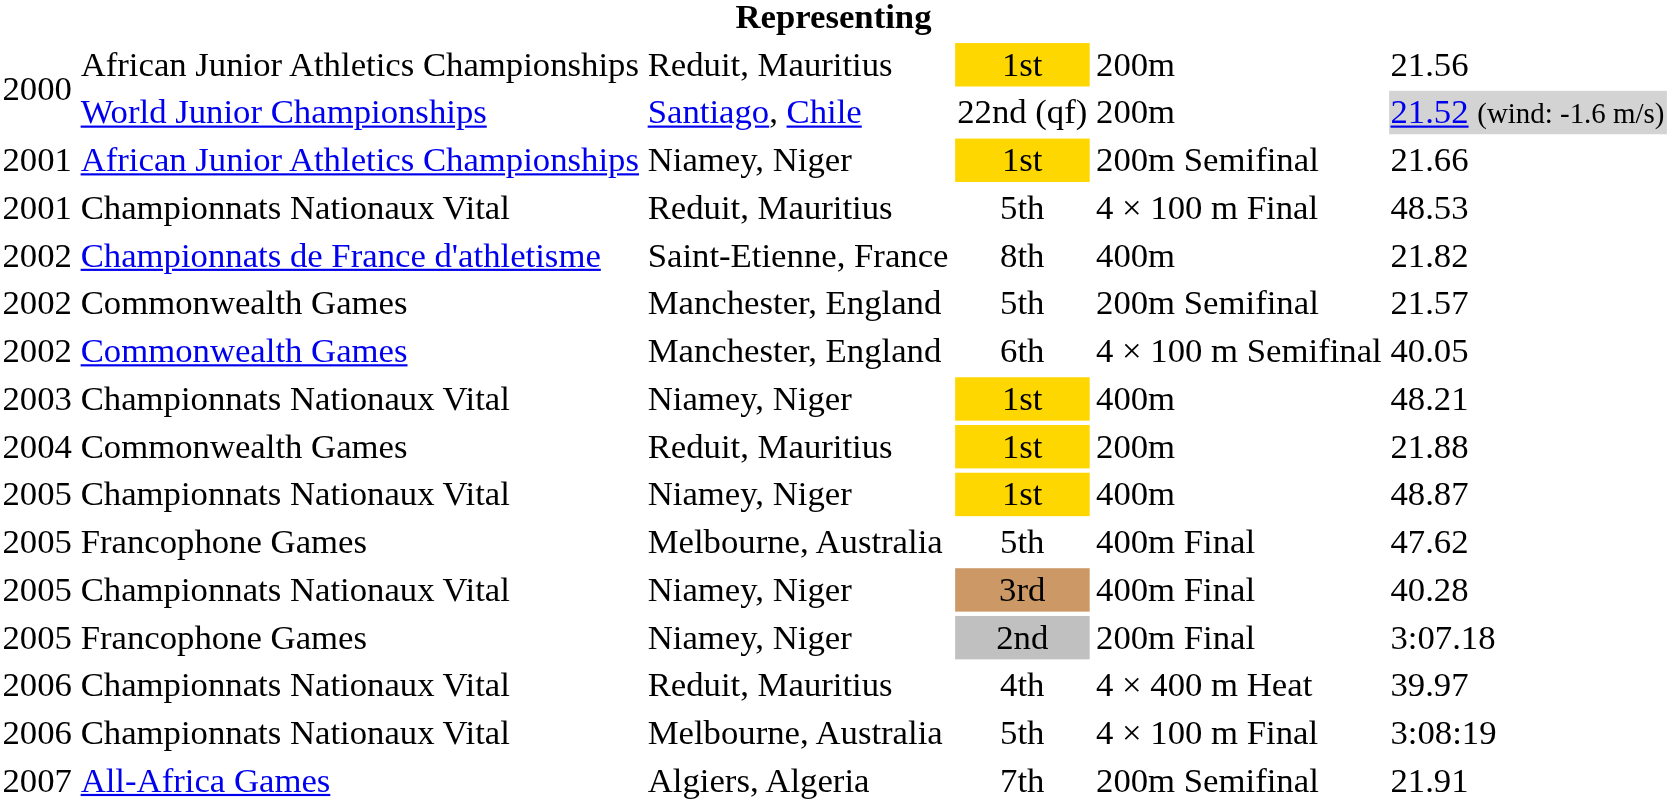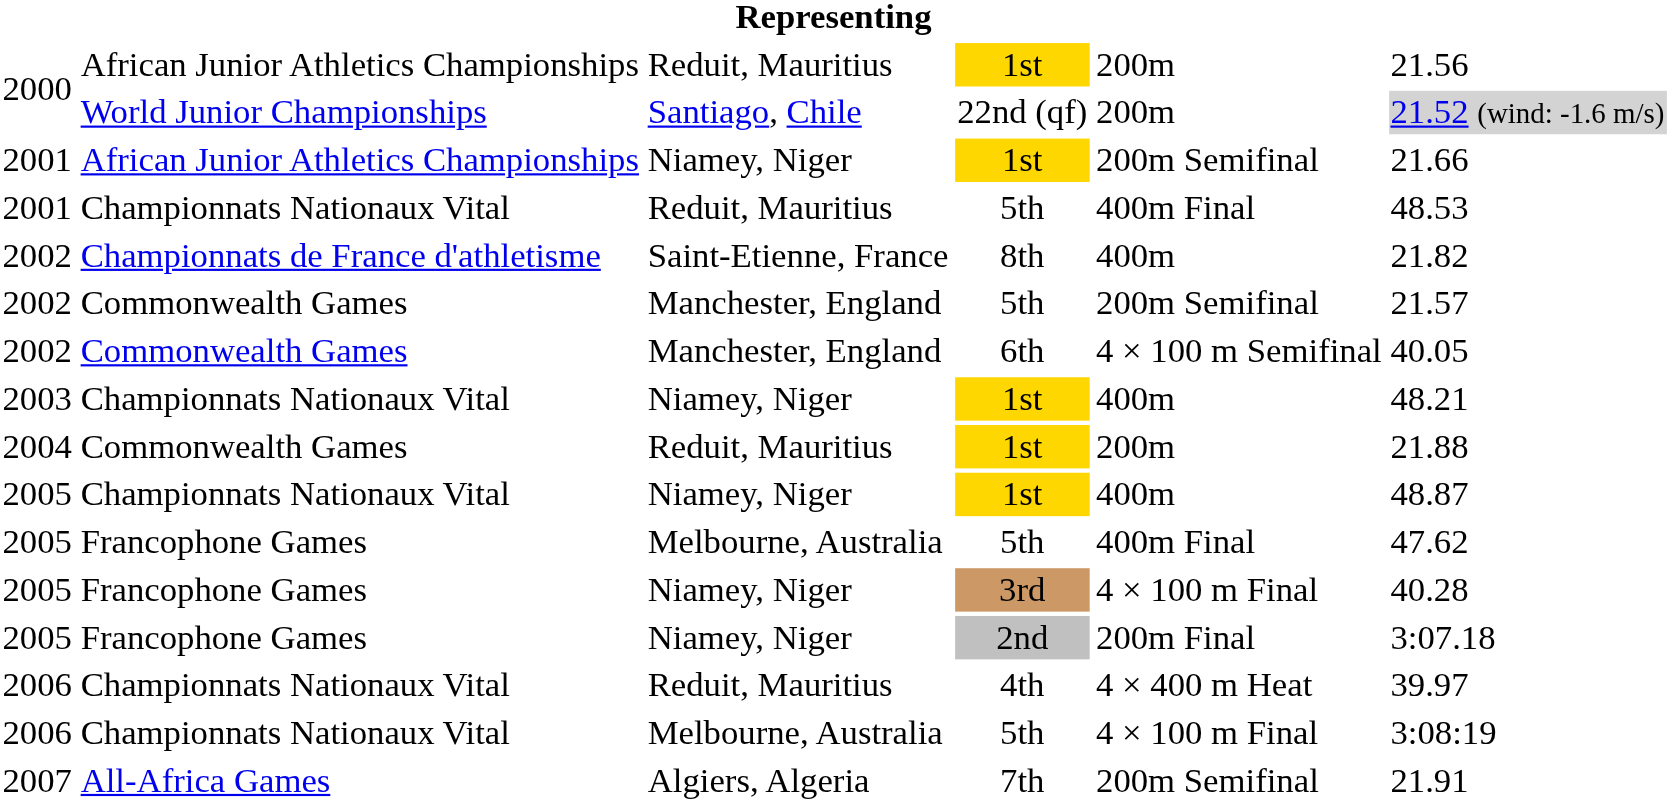(1207, 207) 4 × 100 m Final -> (1176, 207) 400m Final
(295, 589) Championnats Nationaux Vital -> (224, 589) Francophone Games
(1176, 589) 400m Final -> (1207, 589) 4 × 100 m Final
